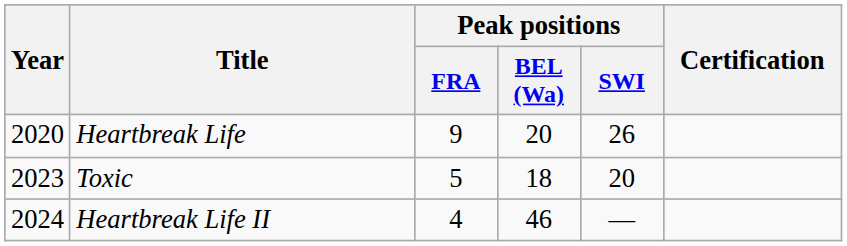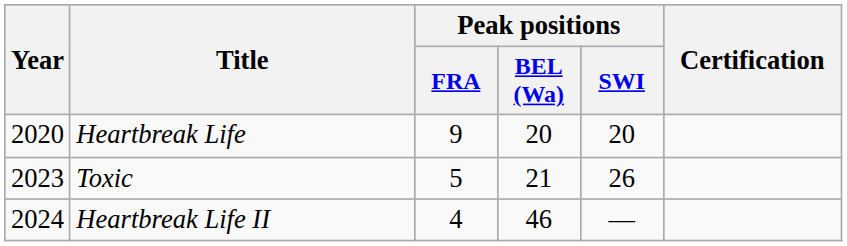(622, 135) 26 -> (622, 135) 20
(539, 177) 18 -> (539, 177) 21
(622, 177) 20 -> (622, 177) 26
